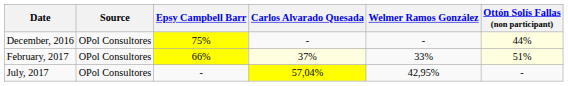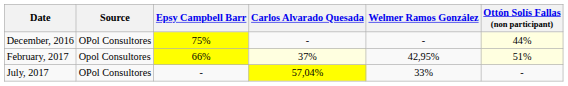(115, 56) OPol Consultores -> (115, 56) Opol Consultores
(424, 56) 33% -> (424, 56) 42,95%
(424, 72) 42,95% -> (424, 72) 33%
